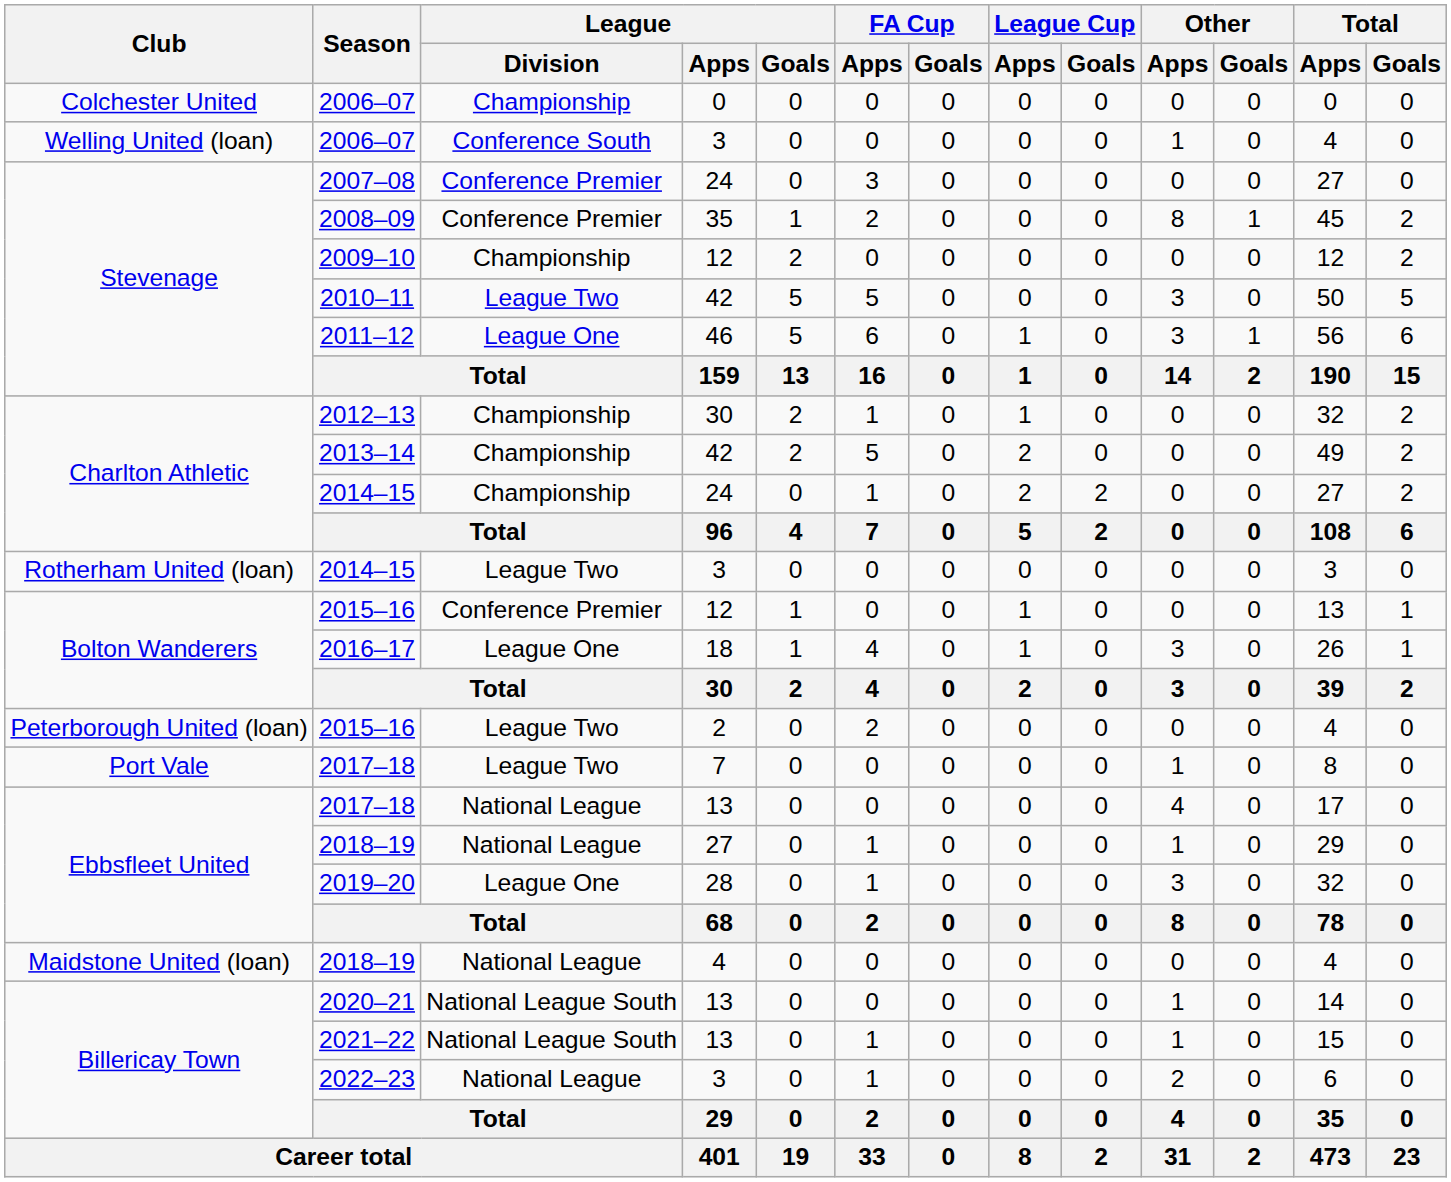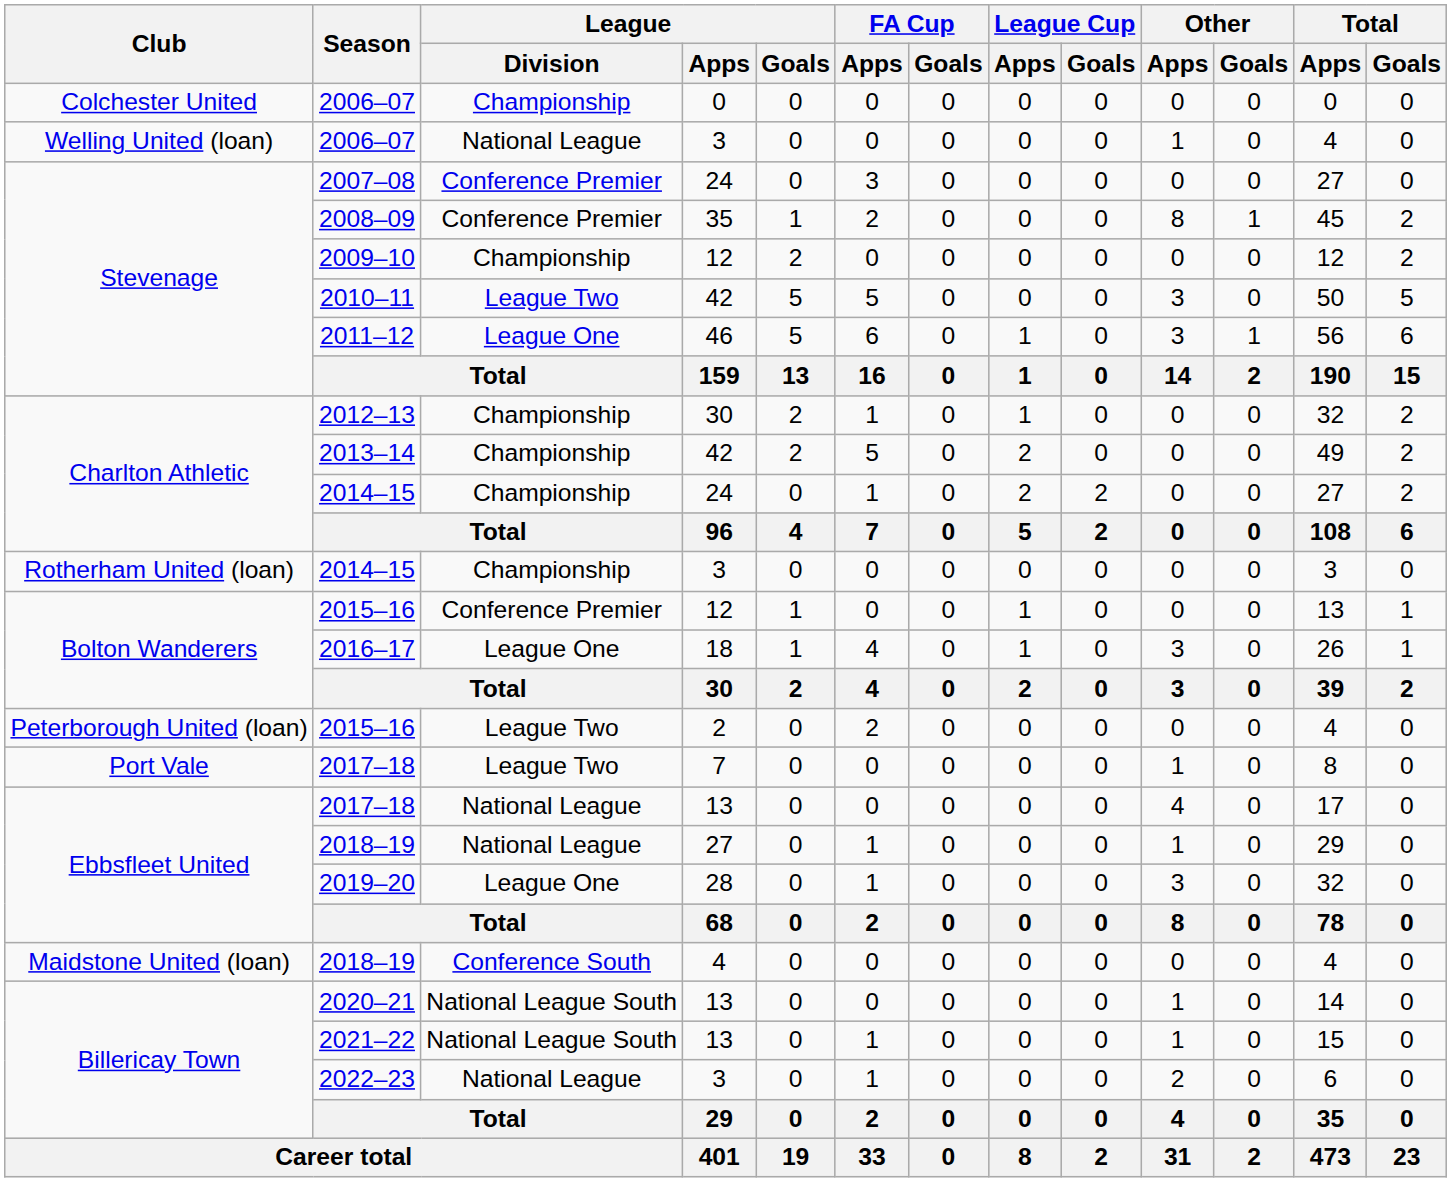(552, 141) Conference South -> (552, 141) National League
(552, 571) League Two -> (552, 571) Championship
(552, 961) National League -> (552, 961) Conference South
